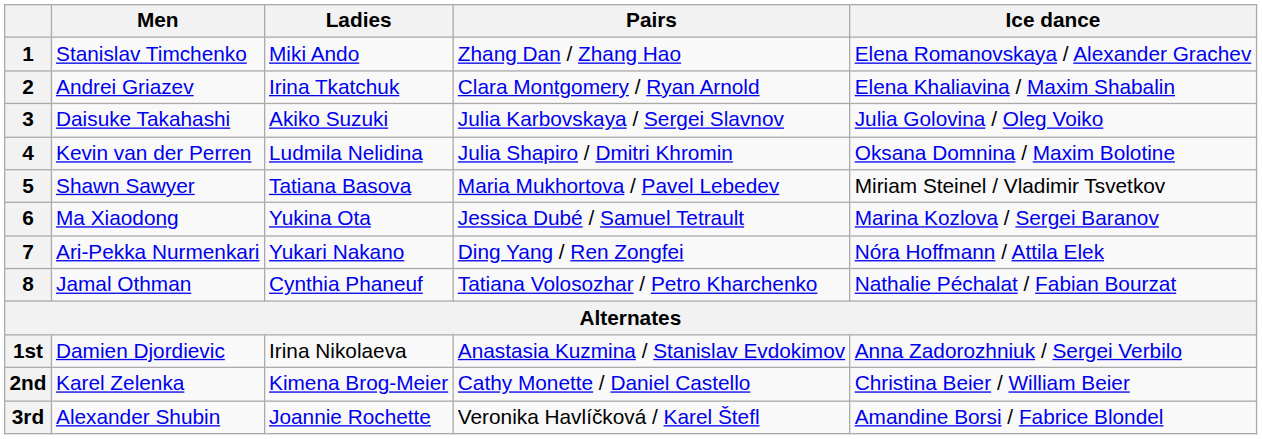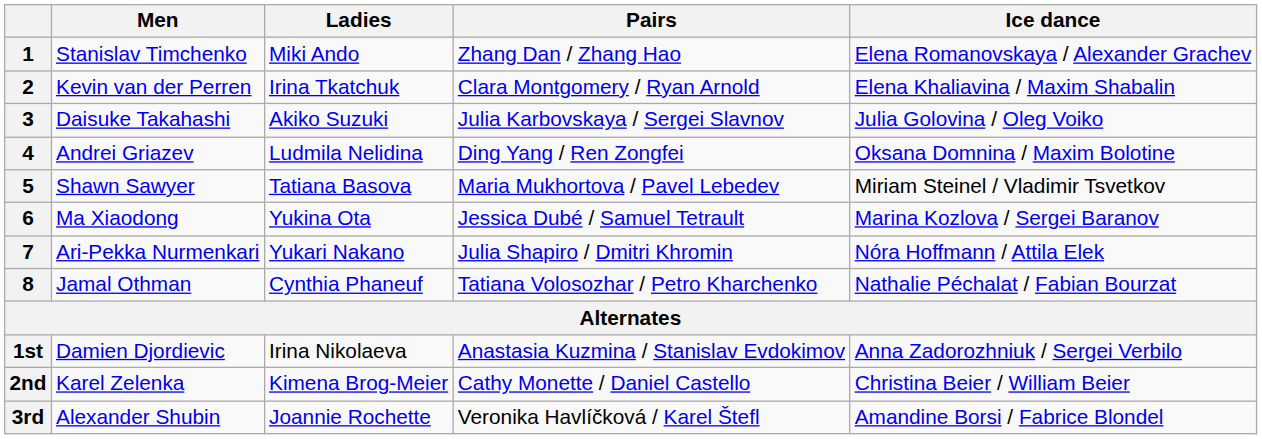(125, 86) Andrei Griazev -> (154, 86) Kevin van der Perren
(154, 152) Kevin van der Perren -> (125, 152) Andrei Griazev
(595, 152) Julia Shapiro / Dmitri Khromin -> (571, 152) Ding Yang / Ren Zongfei
(571, 251) Ding Yang / Ren Zongfei -> (595, 251) Julia Shapiro / Dmitri Khromin
